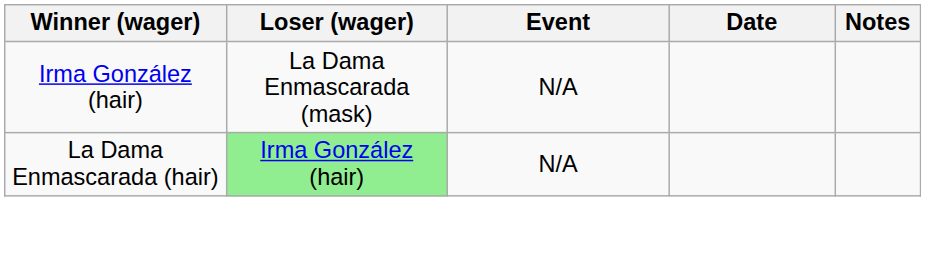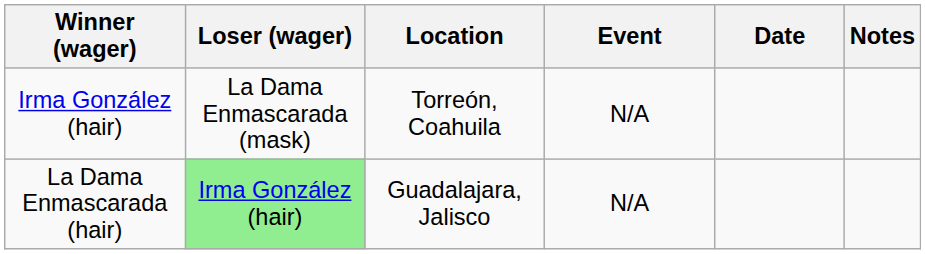+ column: (455, 36)
